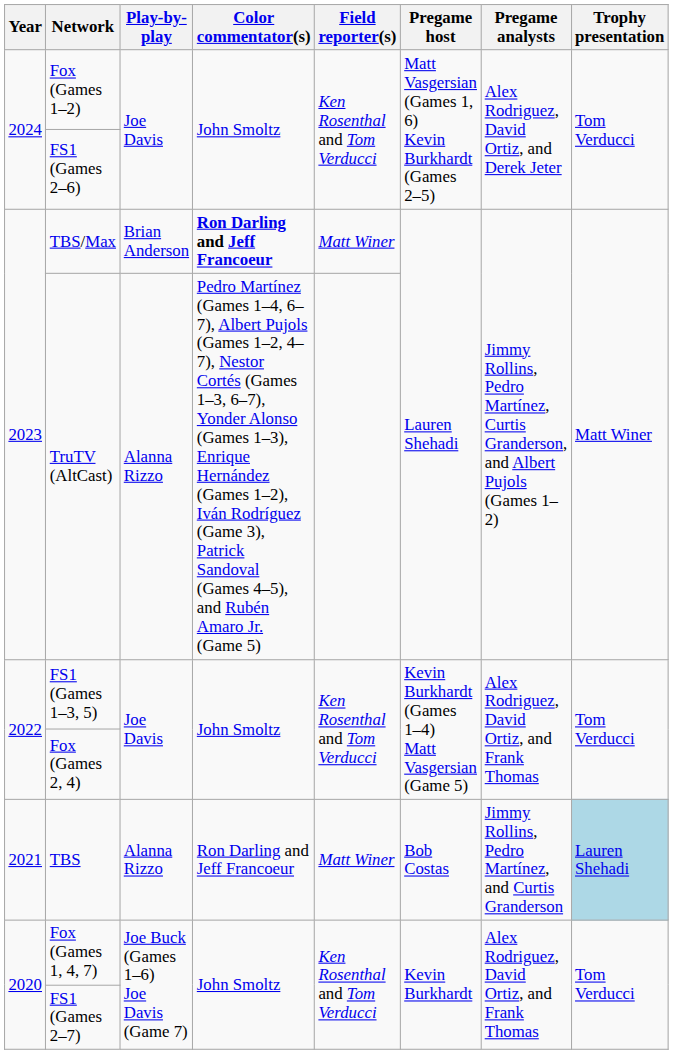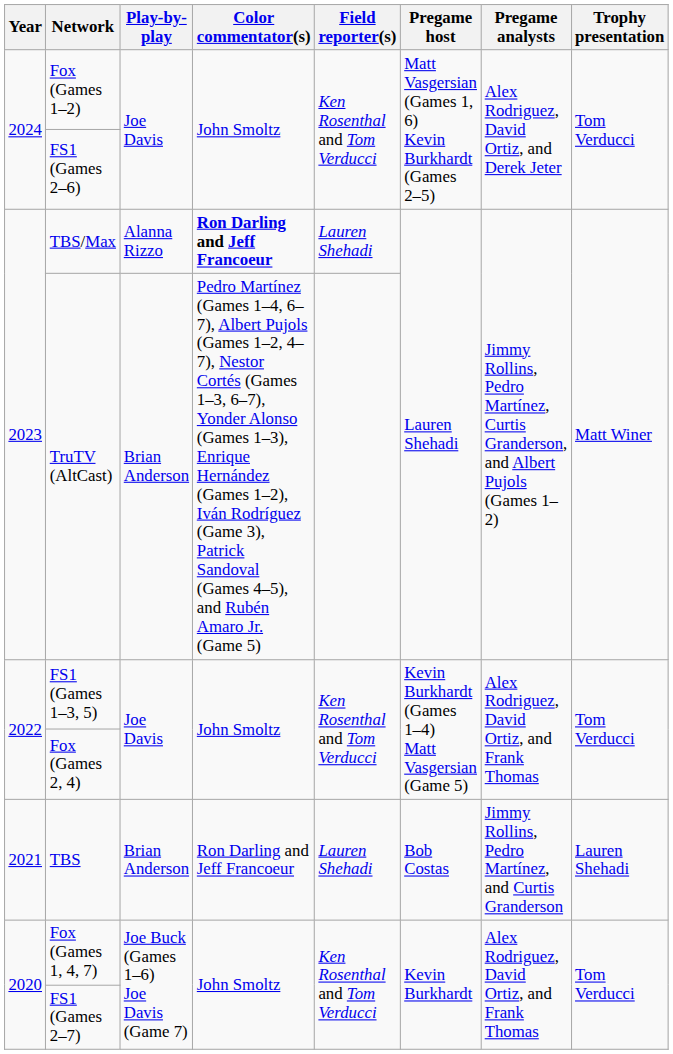(156, 241) Brian Anderson -> (148, 241) Alanna Rizzo
(356, 241) Matt Winer -> (345, 241) Lauren Shehadi
(148, 466) Alanna Rizzo -> (156, 466) Brian Anderson
(148, 859) Alanna Rizzo -> (156, 859) Brian Anderson
(356, 859) Matt Winer -> (345, 859) Lauren Shehadi
(602, 859) lightblue background -> (602, 859) no background
